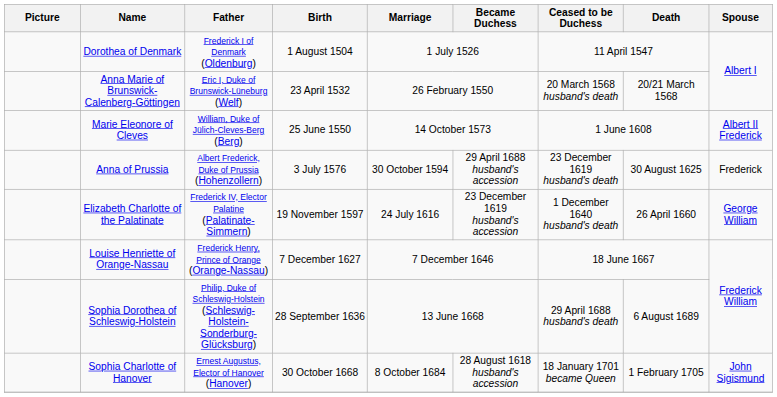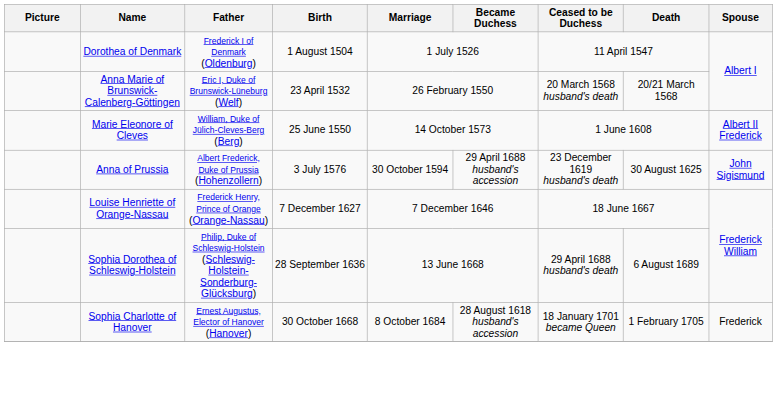(740, 169) Frederick -> (740, 169) John Sigismund
- row: (132, 214)
(740, 372) John Sigismund -> (740, 322) Frederick
